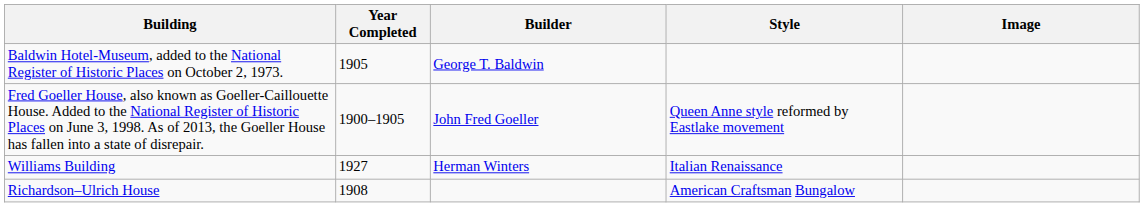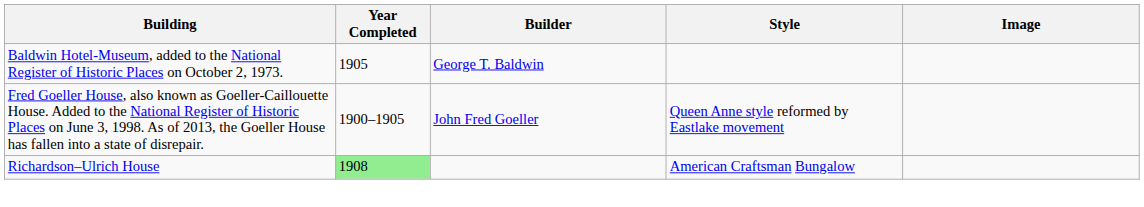- row: (62, 167)
(353, 190) no background -> (353, 167) lightgreen background
